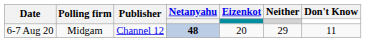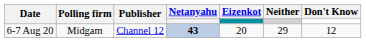(193, 31) 48 -> (193, 31) 43
(331, 31) 11 -> (331, 31) 12
